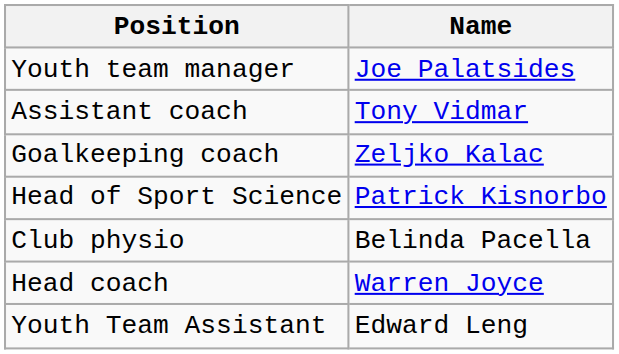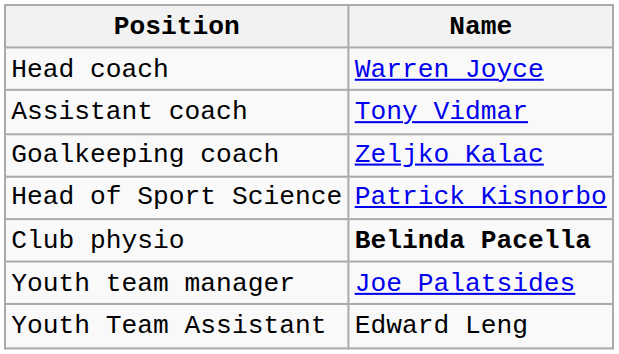rows swapped: (90, 283) <-> (153, 69)
(473, 240) normal -> (473, 240) bold
